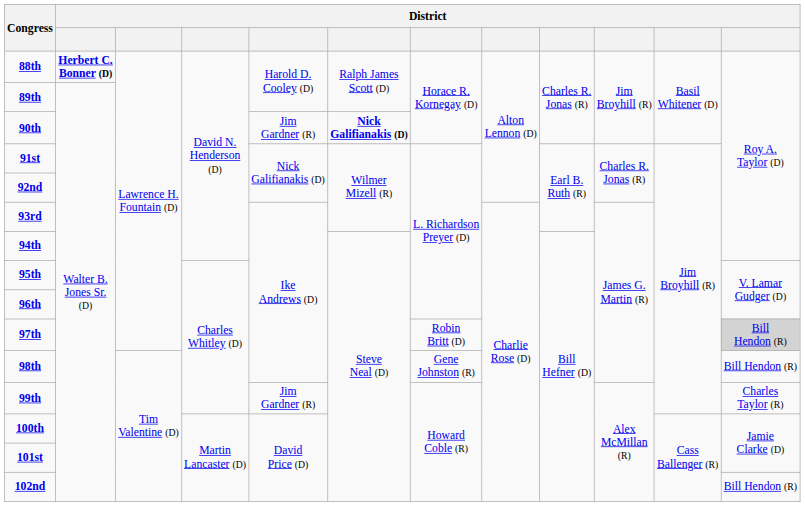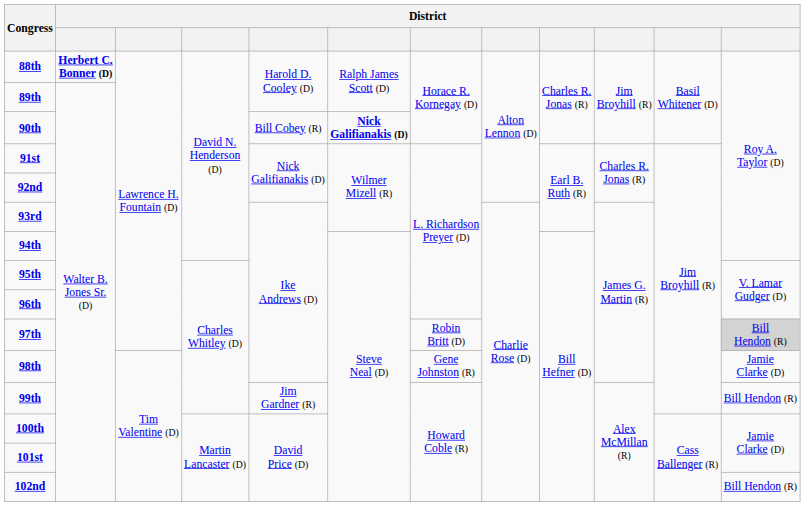(288, 127) Jim Gardner (R) -> (288, 127) Bill Cobey (R)
(760, 366) Bill Hendon (R) -> (760, 366) Jamie Clarke (D)
(760, 398) Charles Taylor (R) -> (760, 398) Bill Hendon (R)
